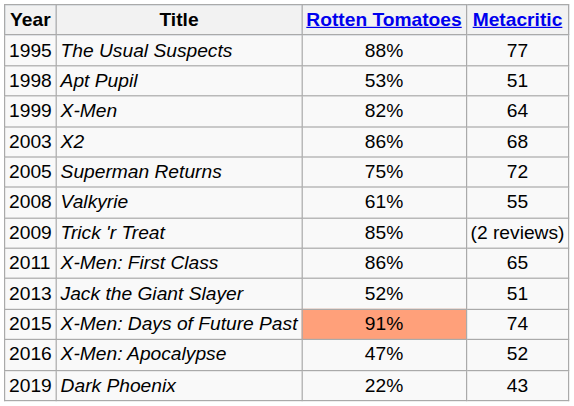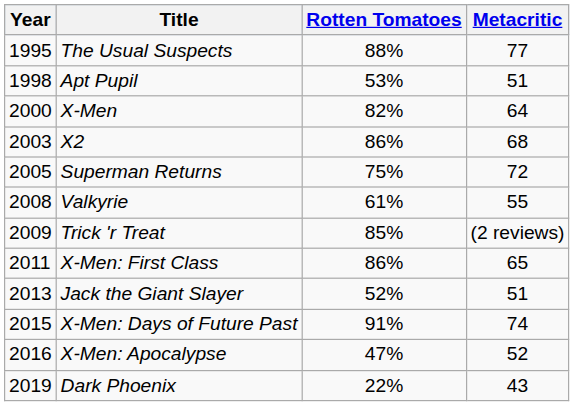(30, 111) 1999 -> (30, 111) 2000
(384, 324) lightsalmon background -> (384, 324) no background
